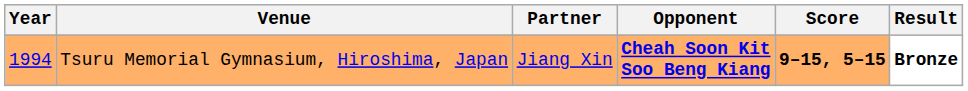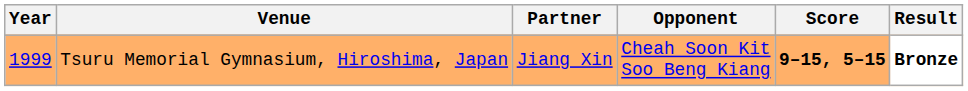(30, 60) 1994 -> (30, 60) 1999
(696, 60) bold -> (696, 60) normal
